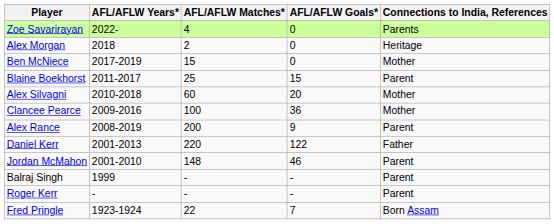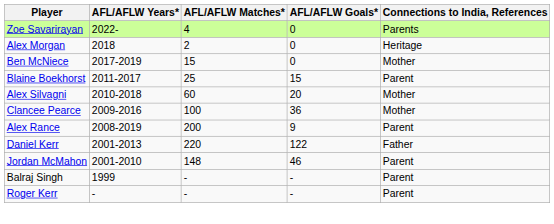- row: (35, 210)
